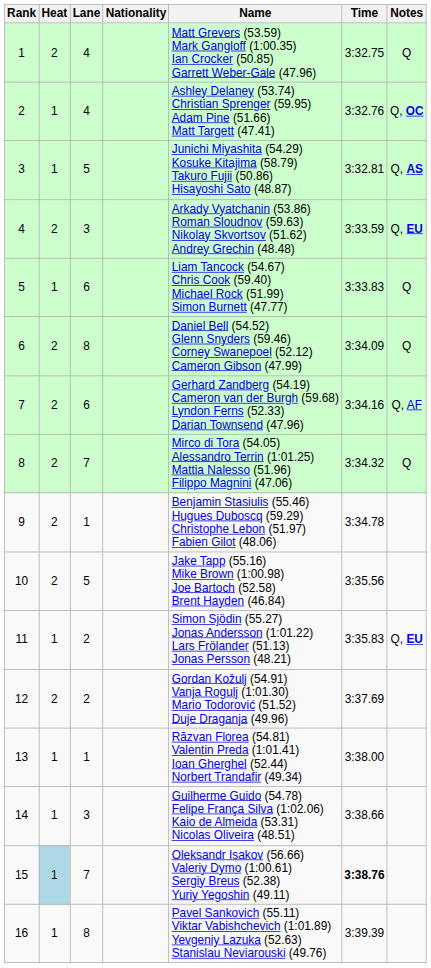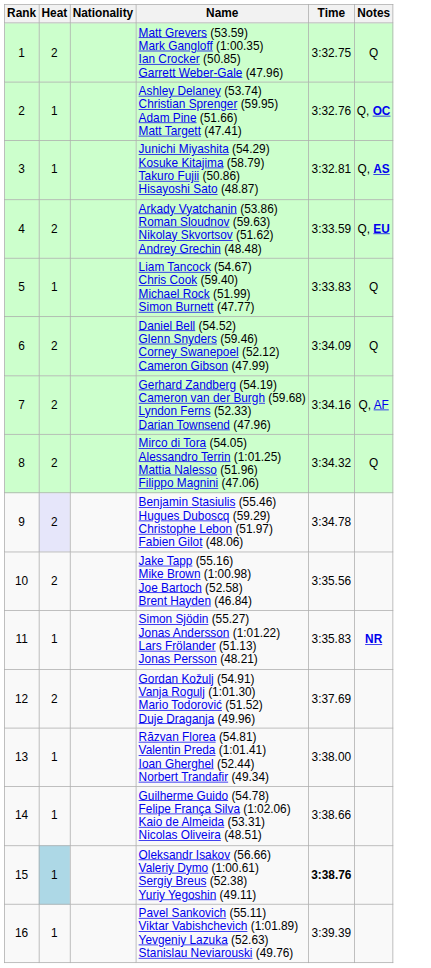- column: (86, 13)
(54, 522) no background -> (54, 522) lavender background
(407, 640) Q, EU -> (374, 640) NR
